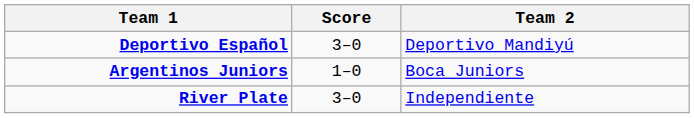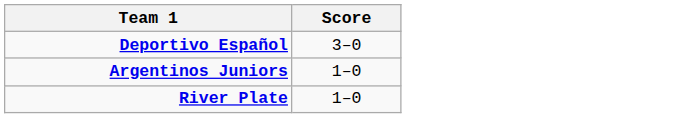- column: (545, 18)
(347, 99) 3–0 -> (347, 99) 1–0
